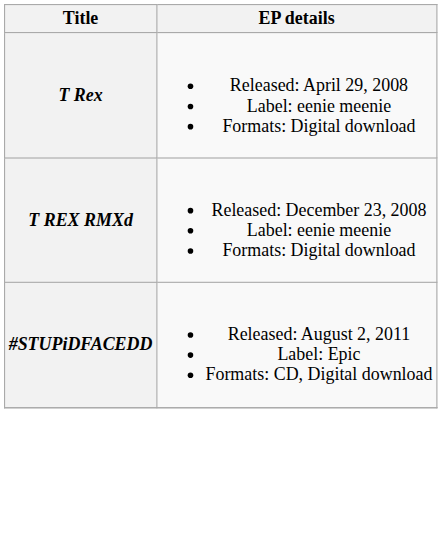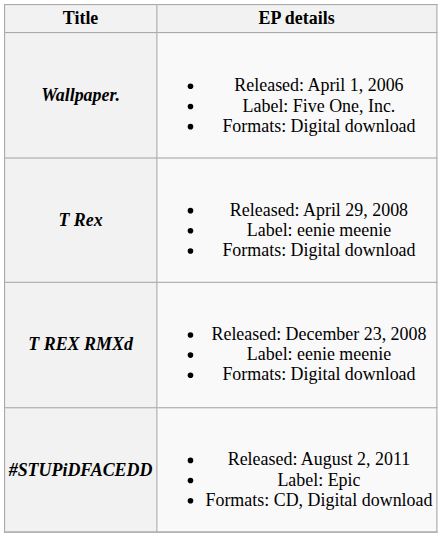+ row: (81, 95)
